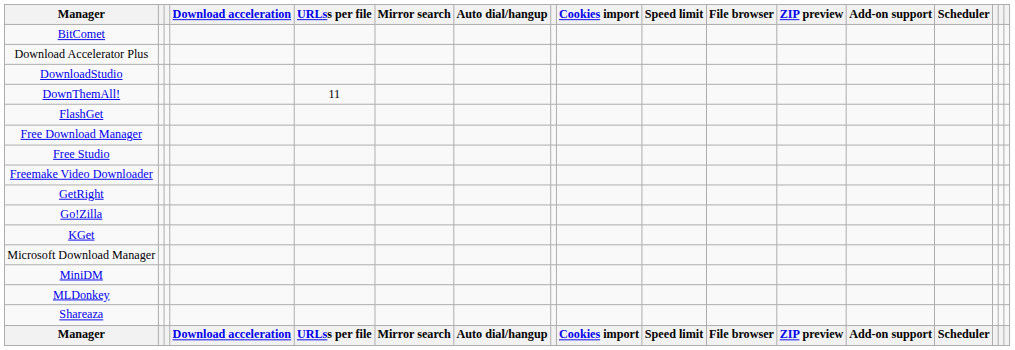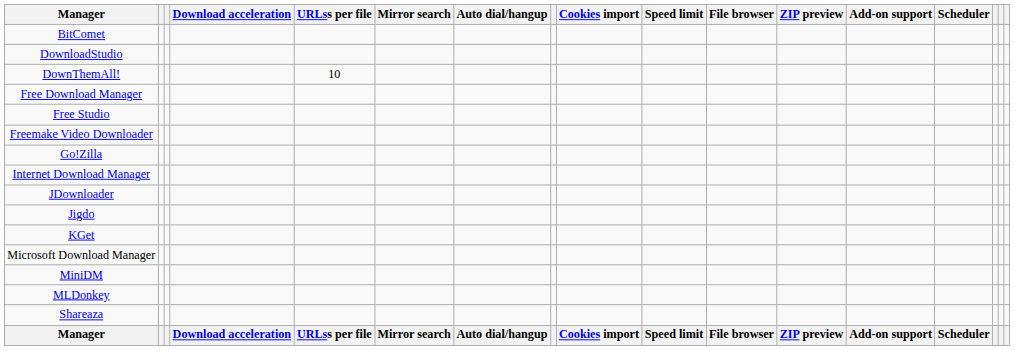- row: (81, 54)
(334, 94) 11 -> (334, 74) 10
- row: (81, 114)
- row: (81, 194)
+ row: (81, 174)
+ row: (81, 194)
+ row: (81, 214)
